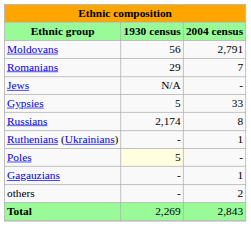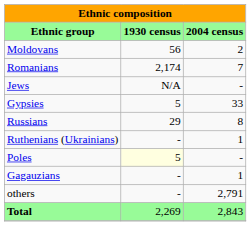(230, 49) 2,791 -> (240, 49) 2
(175, 67) 29 -> (168, 67) 2,174
(168, 121) 2,174 -> (175, 121) 29
(240, 193) 2 -> (230, 193) 2,791
